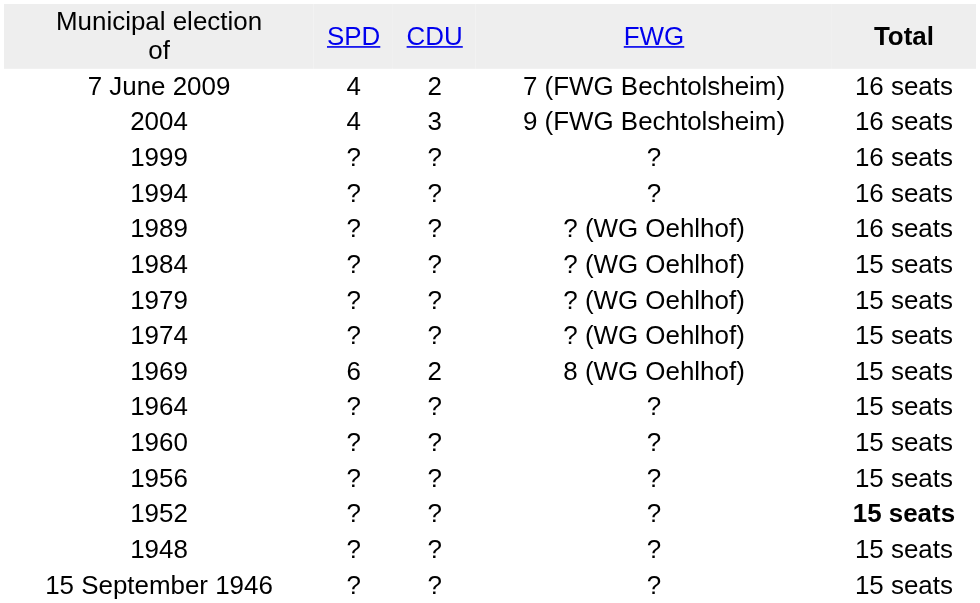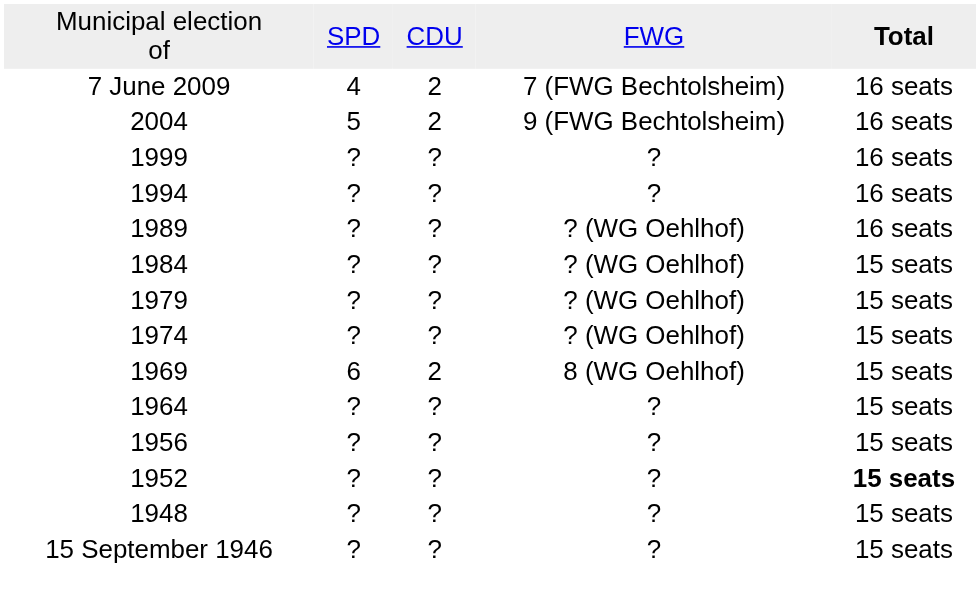(354, 121) 4 -> (354, 121) 5
(435, 121) 3 -> (435, 121) 2
- row: (159, 442)
